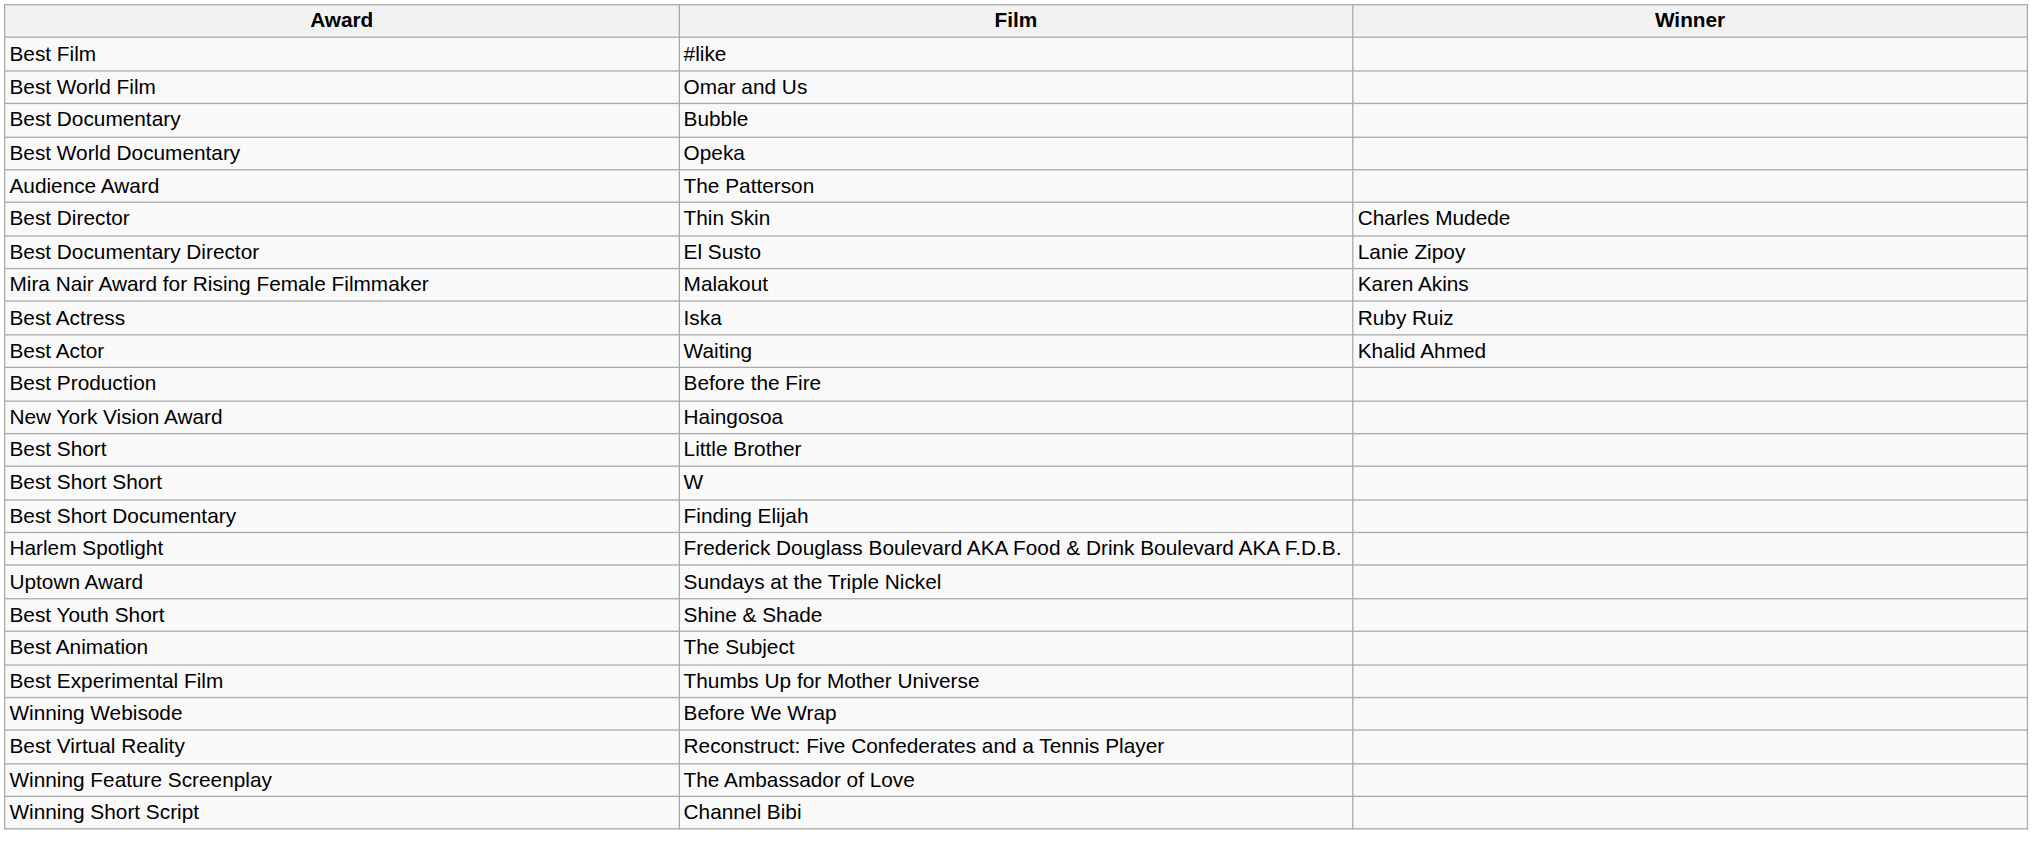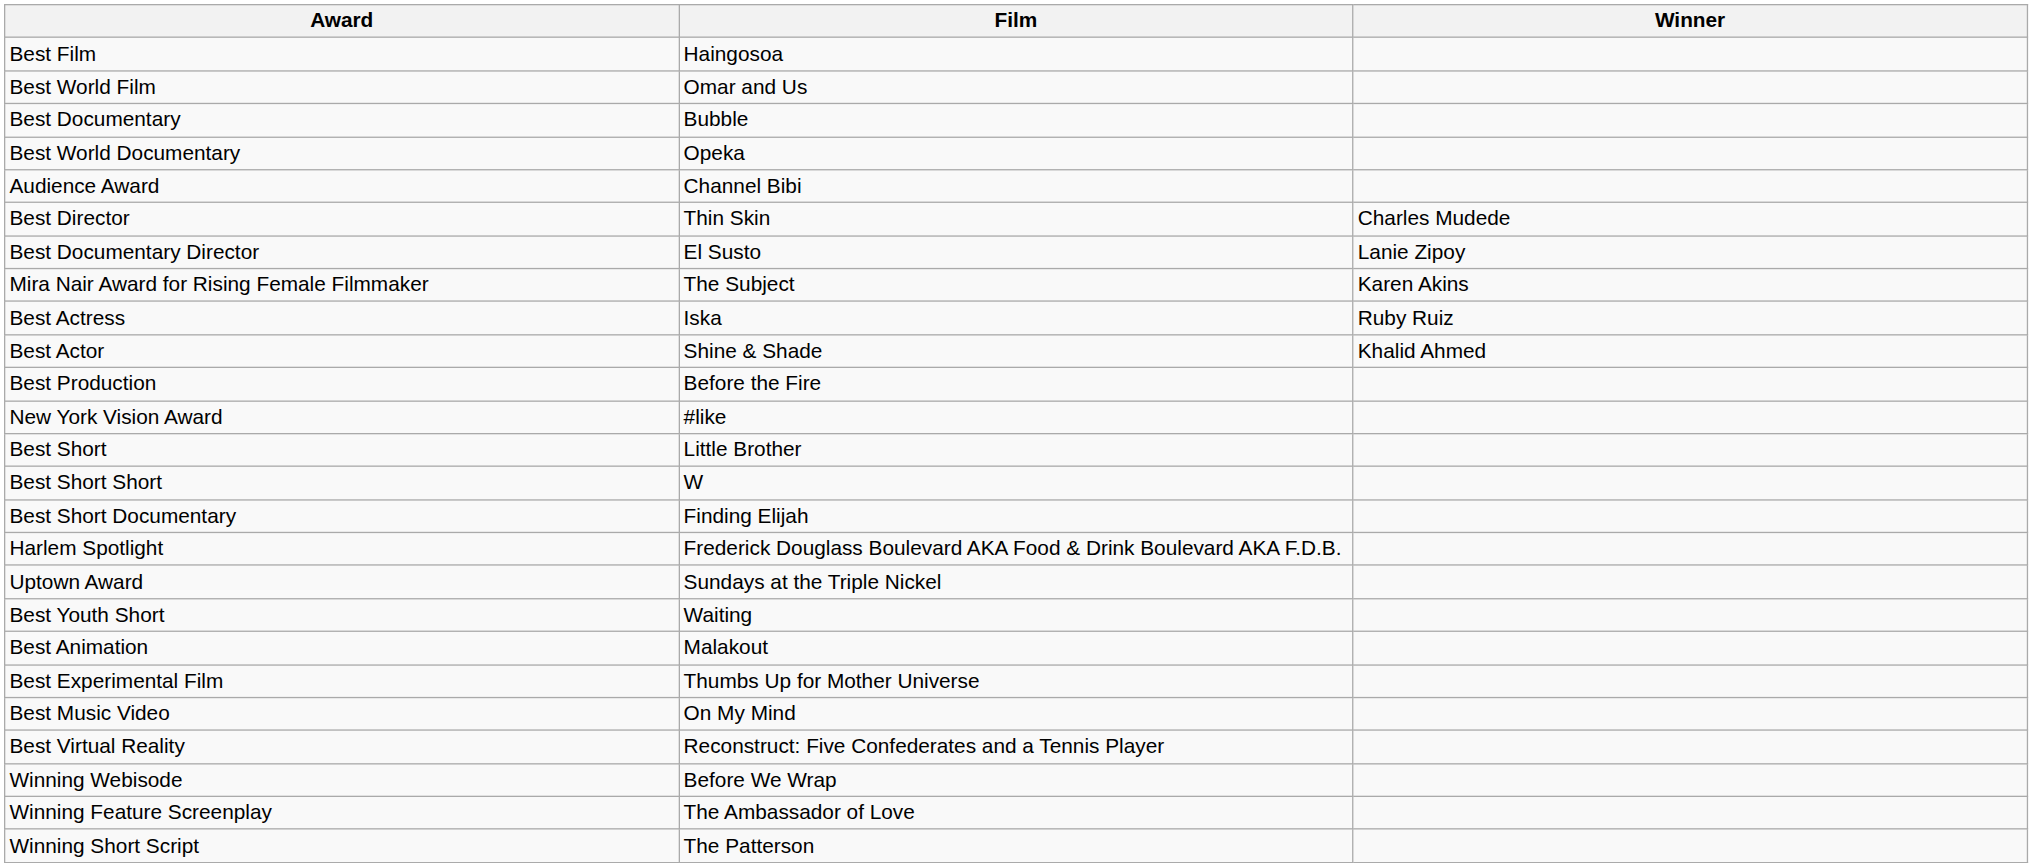(705, 53) #like -> (733, 53) Haingosoa
(749, 185) The Patterson -> (743, 185) Channel Bibi
(726, 284) Malakout -> (739, 284) The Subject
(718, 350) Waiting -> (753, 350) Shine & Shade
(733, 416) Haingosoa -> (705, 416) #like
(753, 614) Shine & Shade -> (718, 614) Waiting
(739, 647) The Subject -> (726, 647) Malakout
+ row: (90, 713)
rows swapped: (96, 713) <-> (97, 746)
(743, 812) Channel Bibi -> (749, 845) The Patterson
